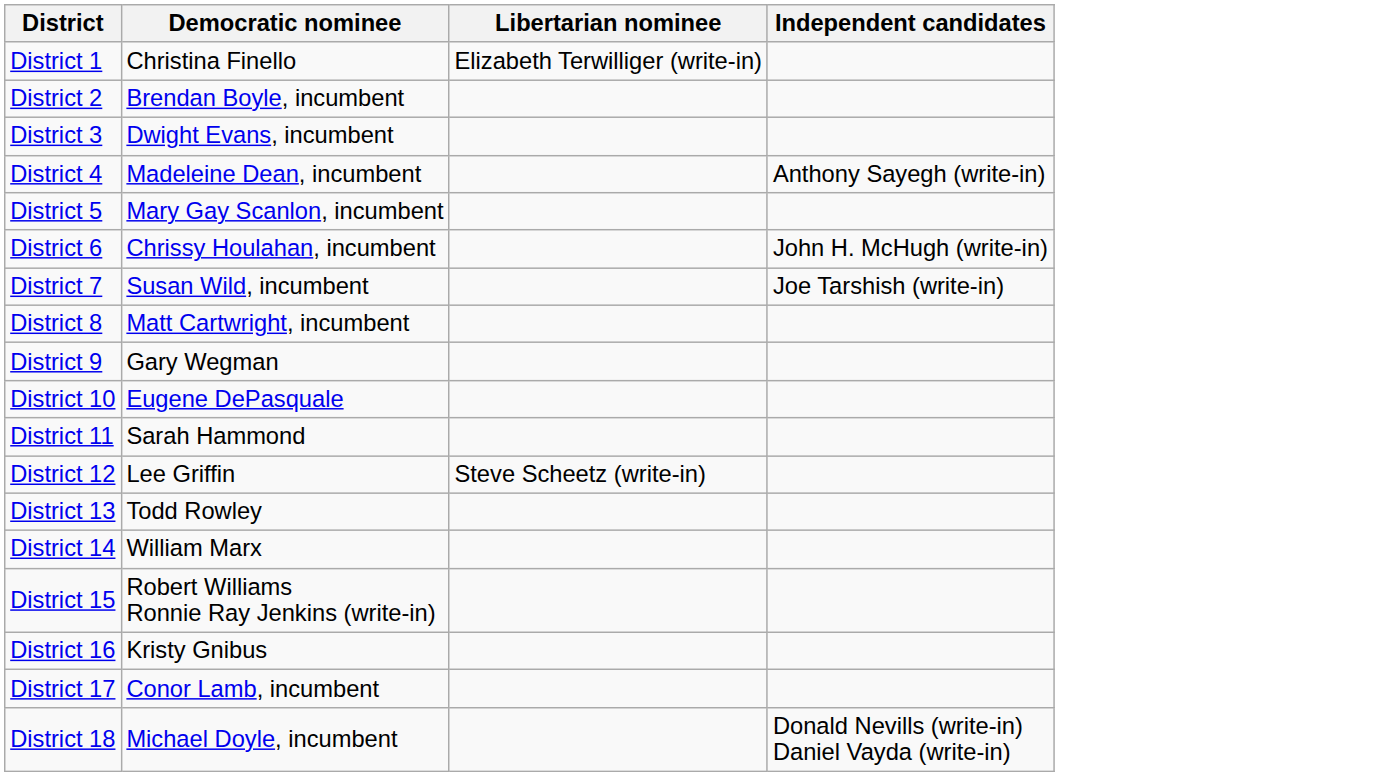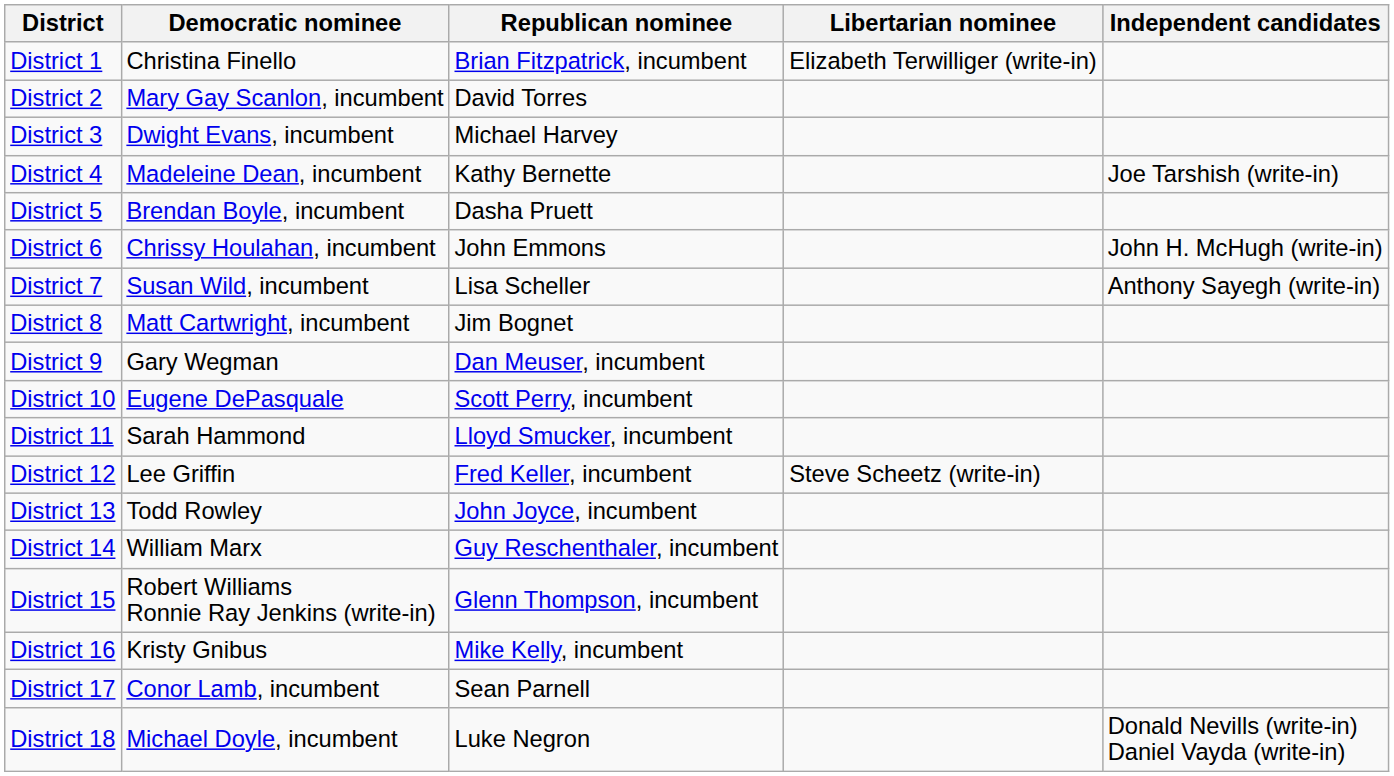+ column: (616, 23)
(265, 98) Brendan Boyle, incumbent -> (285, 98) Mary Gay Scanlon, incumbent
(909, 173) Anthony Sayegh (write-in) -> (1223, 173) Joe Tarshish (write-in)
(285, 211) Mary Gay Scanlon, incumbent -> (265, 211) Brendan Boyle, incumbent
(888, 286) Joe Tarshish (write-in) -> (1244, 286) Anthony Sayegh (write-in)
